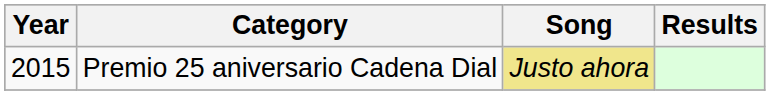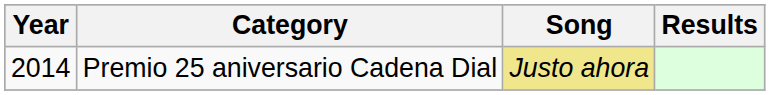(41, 68) 2015 -> (41, 68) 2014
